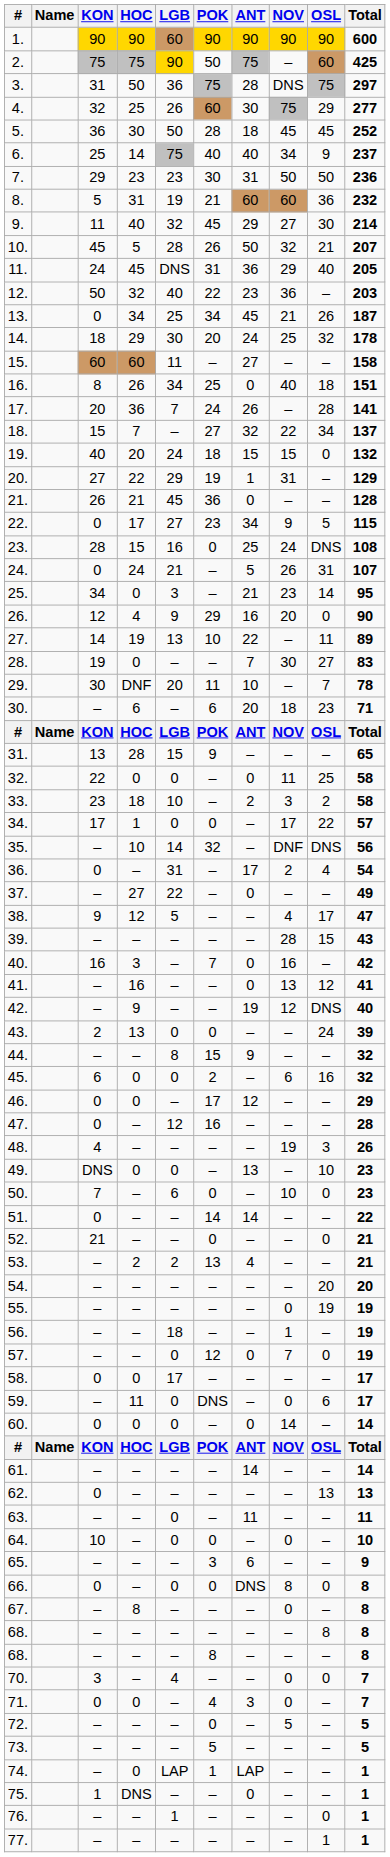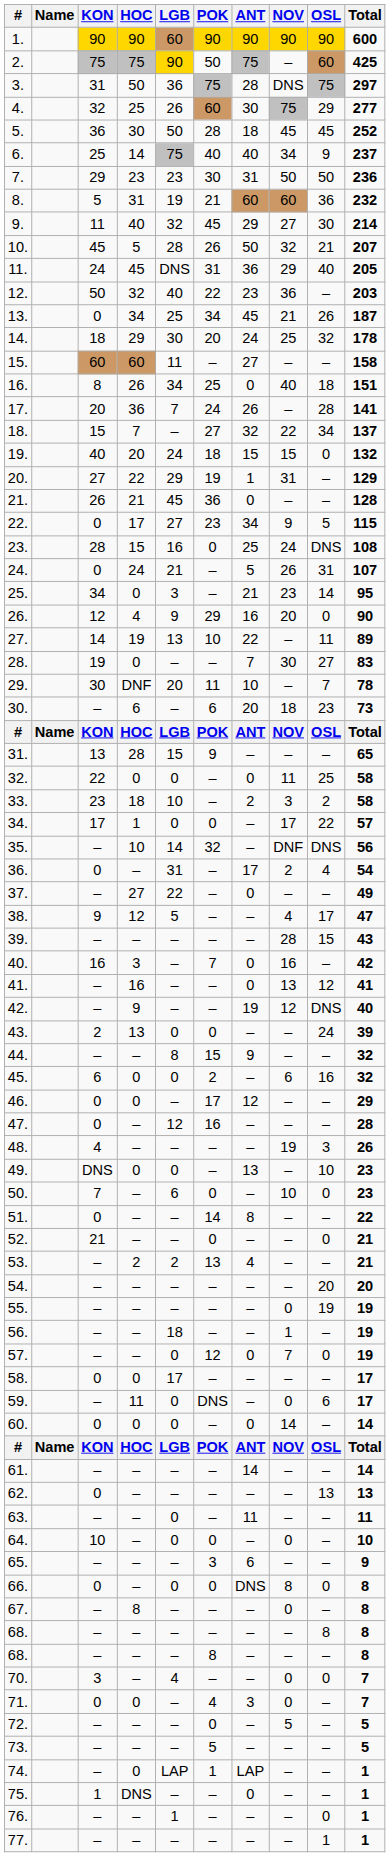(365, 708) 71 -> (365, 708) 73
(250, 1216) 14 -> (250, 1216) 8
